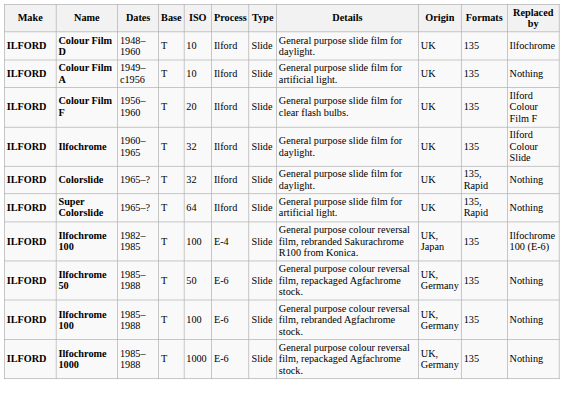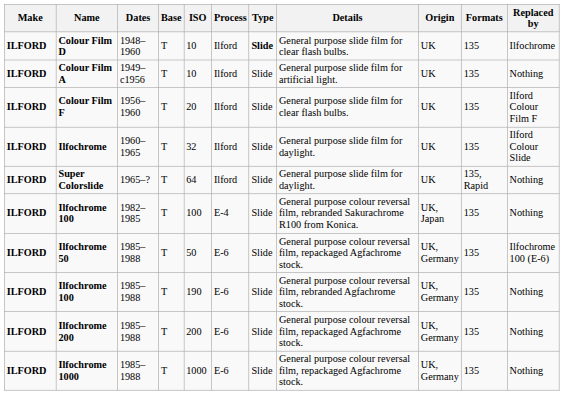(262, 46) normal -> (262, 46) bold
(341, 46) General purpose slide film for daylight. -> (341, 46) General purpose slide film for clear flash bulbs.
- row: (81, 180)
(341, 207) General purpose slide film for artificial light. -> (341, 180) General purpose slide film for daylight.
(532, 241) Ilfochrome 100 (E-6) -> (526, 213) Nothing
(526, 280) Nothing -> (532, 253) Ilfochrome 100 (E-6)
(194, 320) 100 -> (194, 292) 190
+ row: (83, 331)
